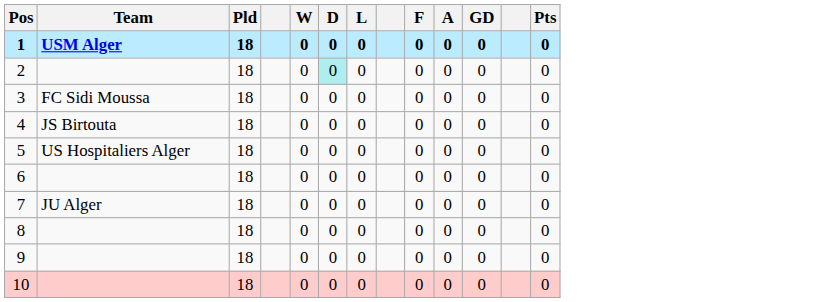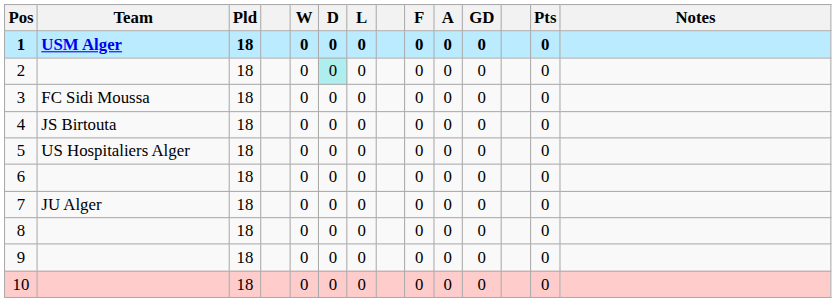+ column: (695, 17)
